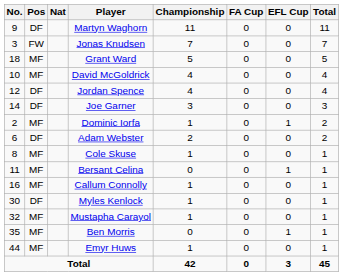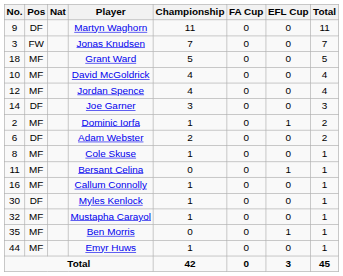(36, 91) DF -> (36, 91) MF
